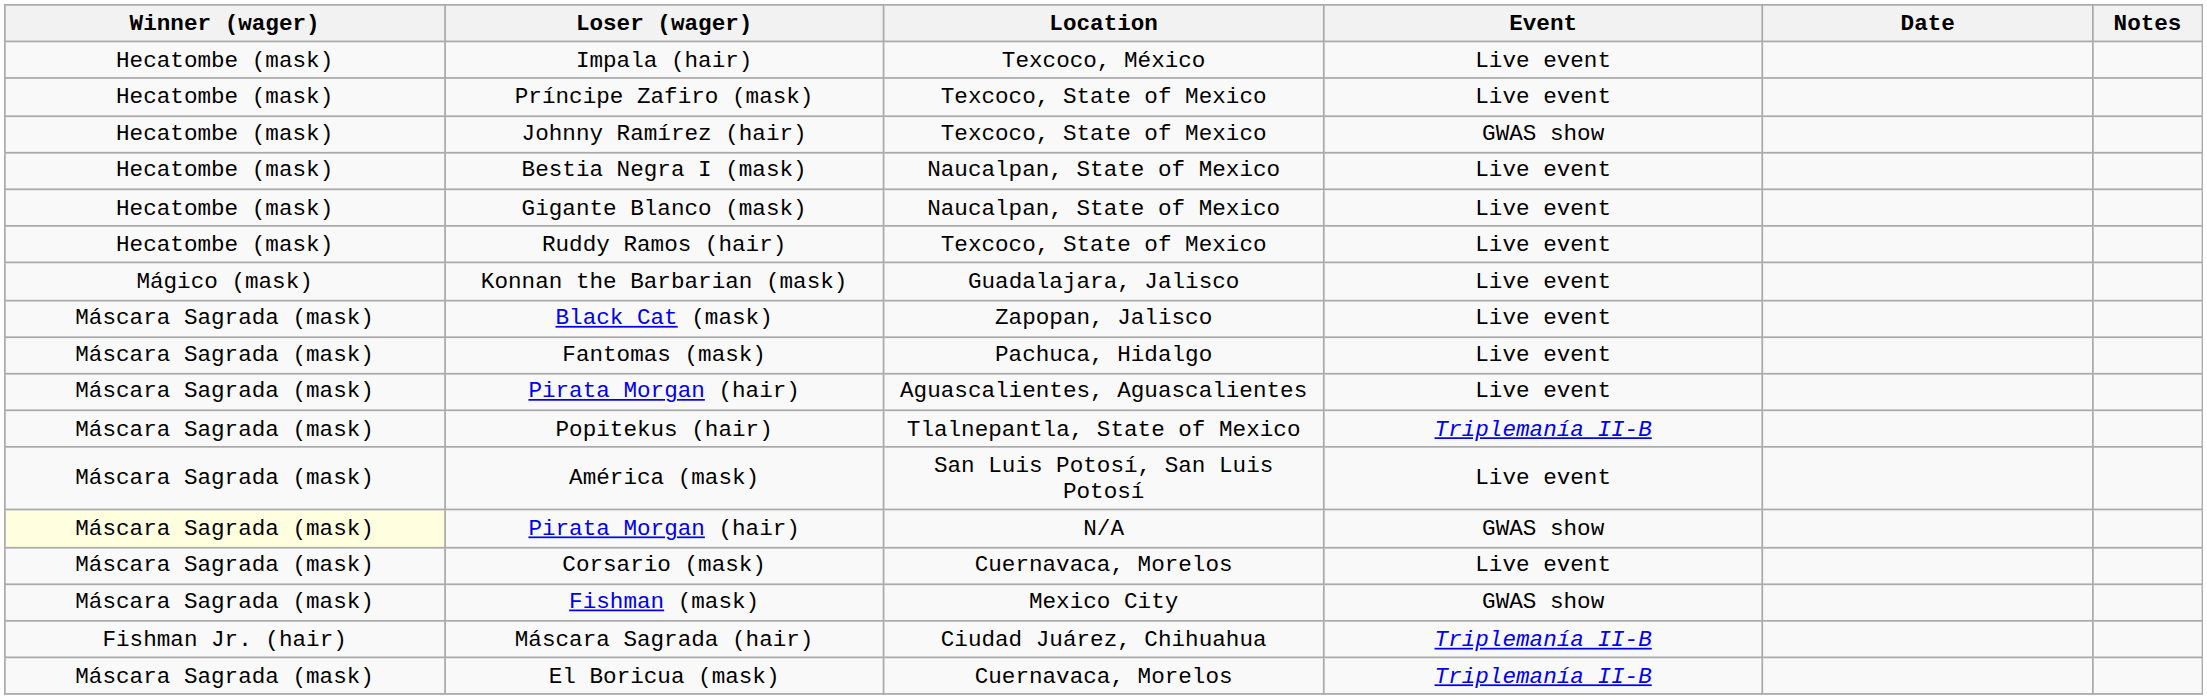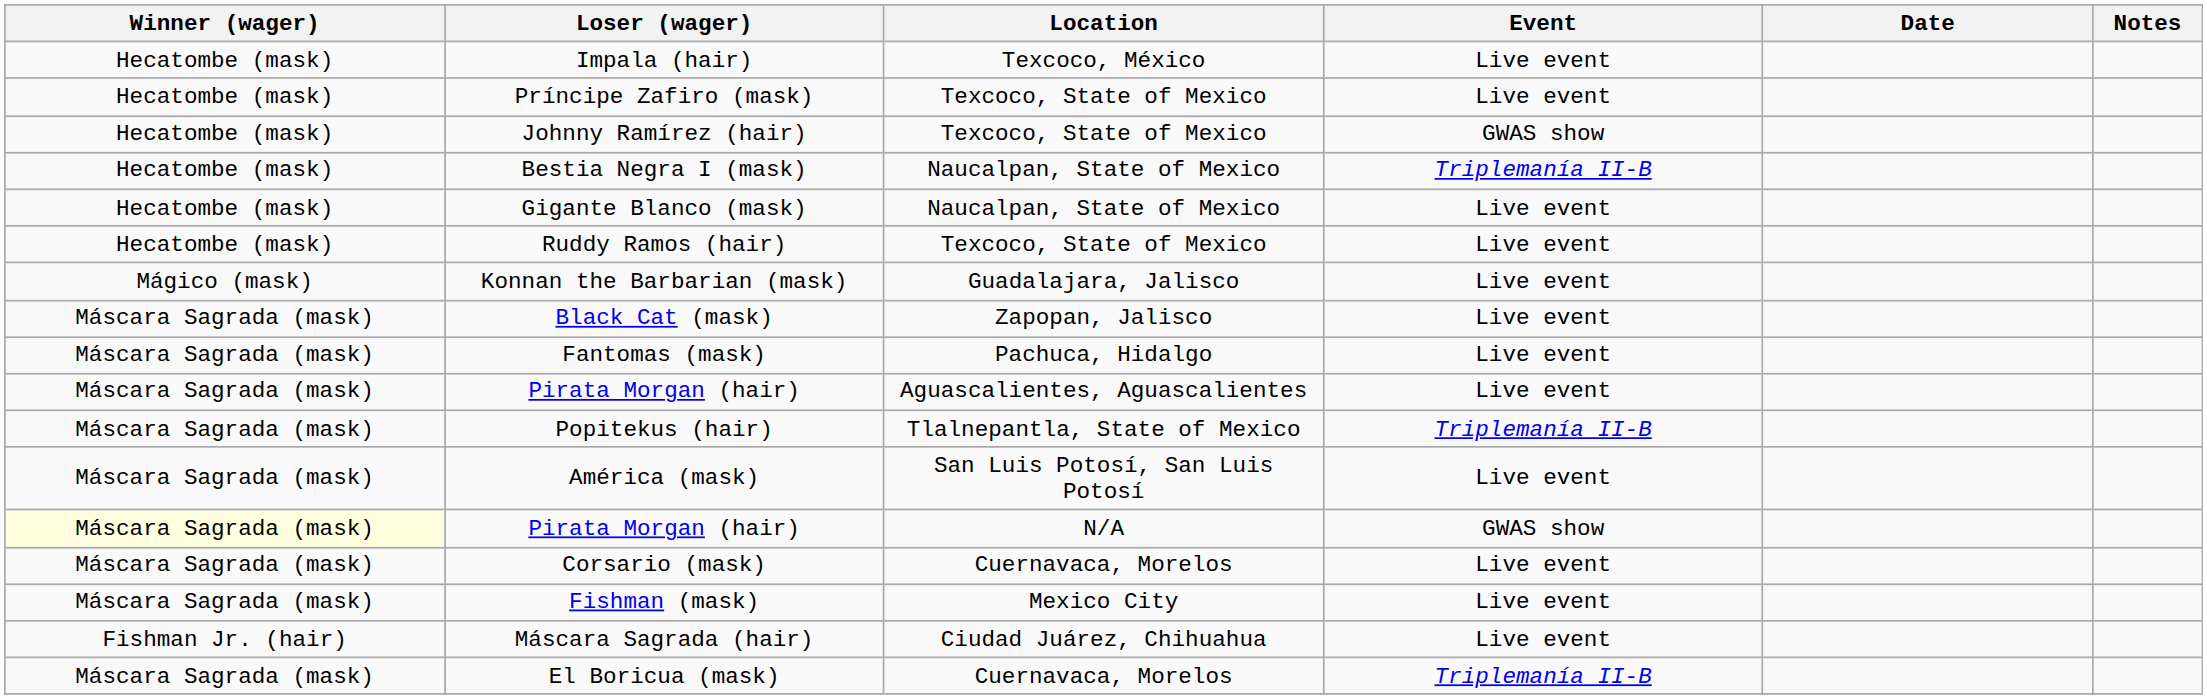(1543, 171) Live event -> (1543, 171) Triplemanía II-B
(1543, 602) GWAS show -> (1543, 602) Live event
(1543, 639) Triplemanía II-B -> (1543, 639) Live event
